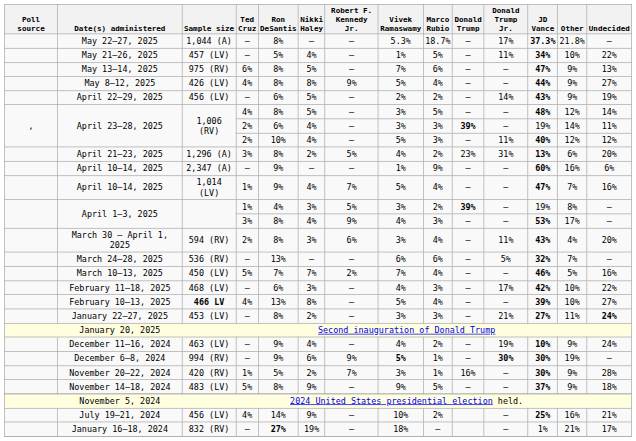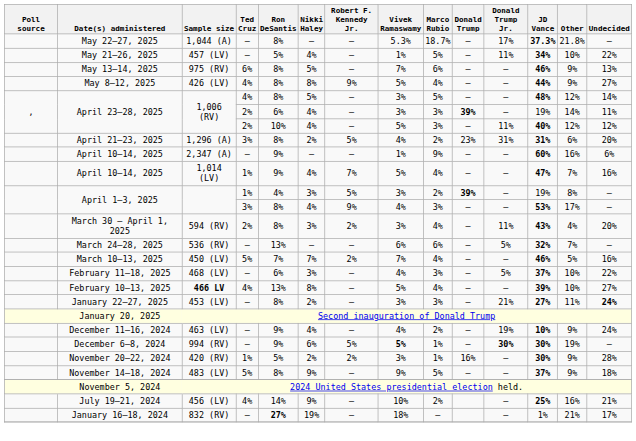(543, 69) 47% -> (543, 69) 46%
- row: (120, 97)
(543, 154) 13% -> (543, 140) 31%
(352, 240) 6% -> (352, 226) 2%
(506, 287) 17% -> (506, 273) 5%
(543, 287) 42% -> (543, 273) 37%
(352, 358) 9% -> (352, 344) 5%
(352, 372) 7% -> (352, 358) 2%
